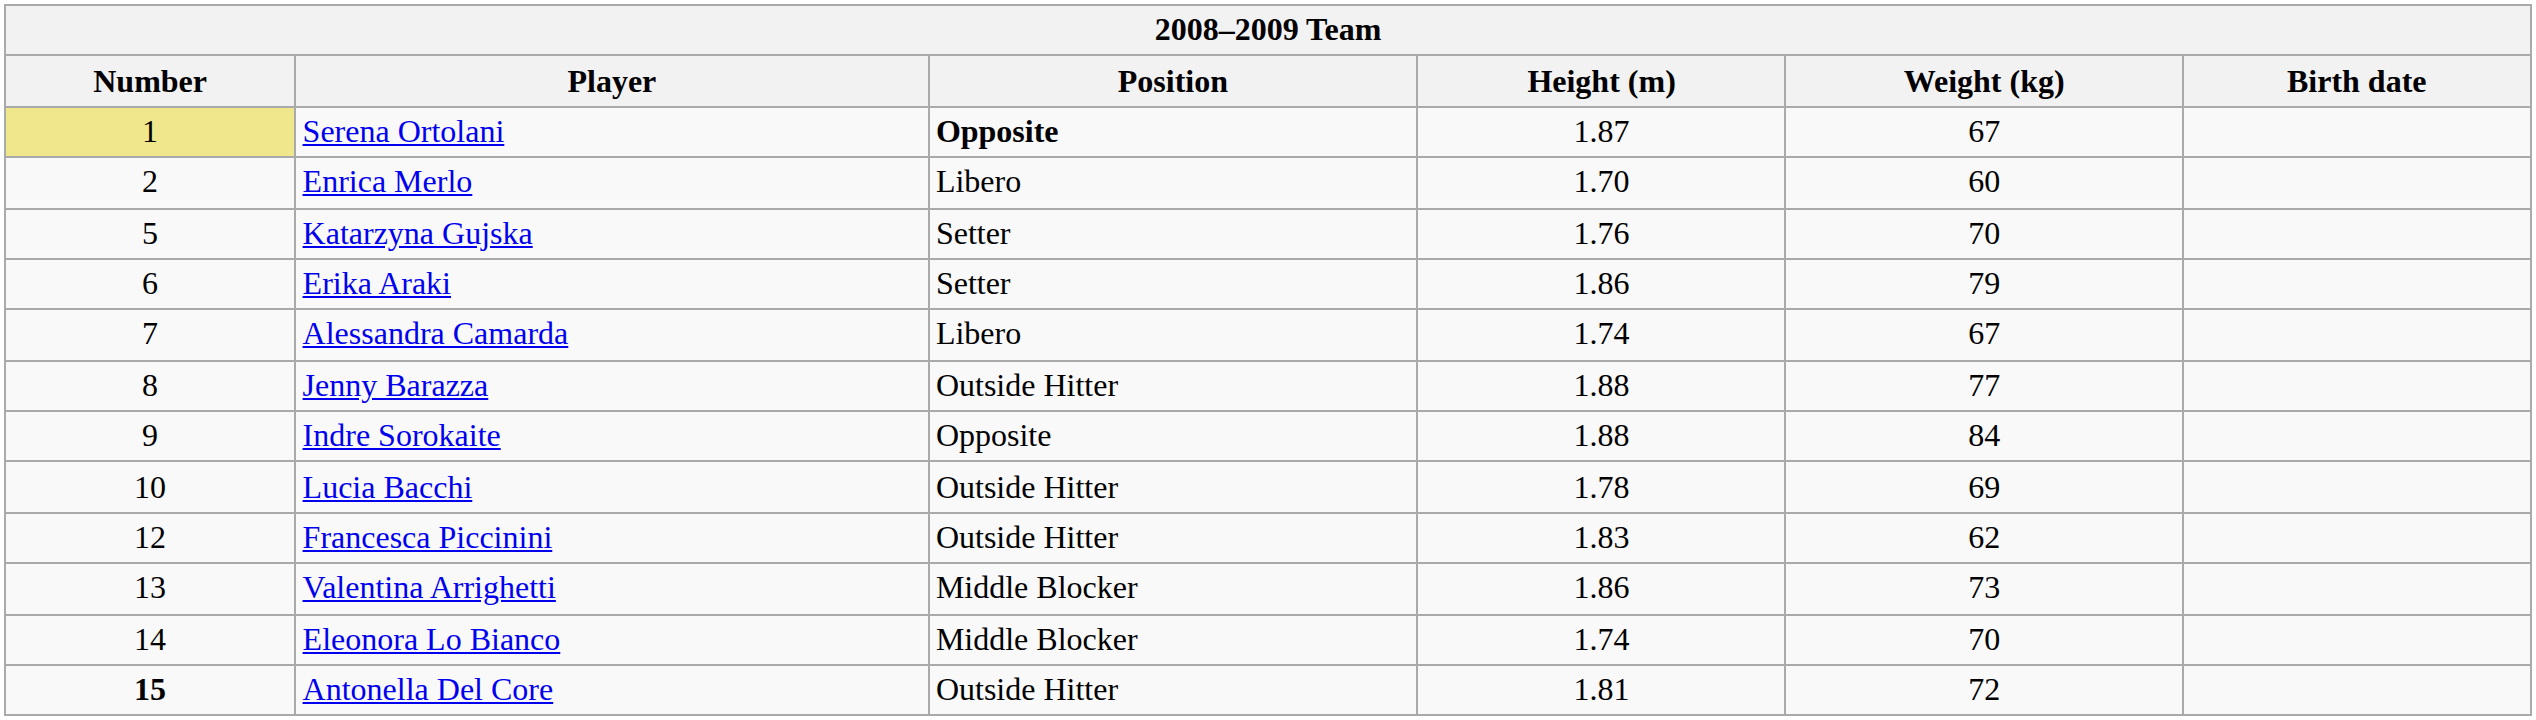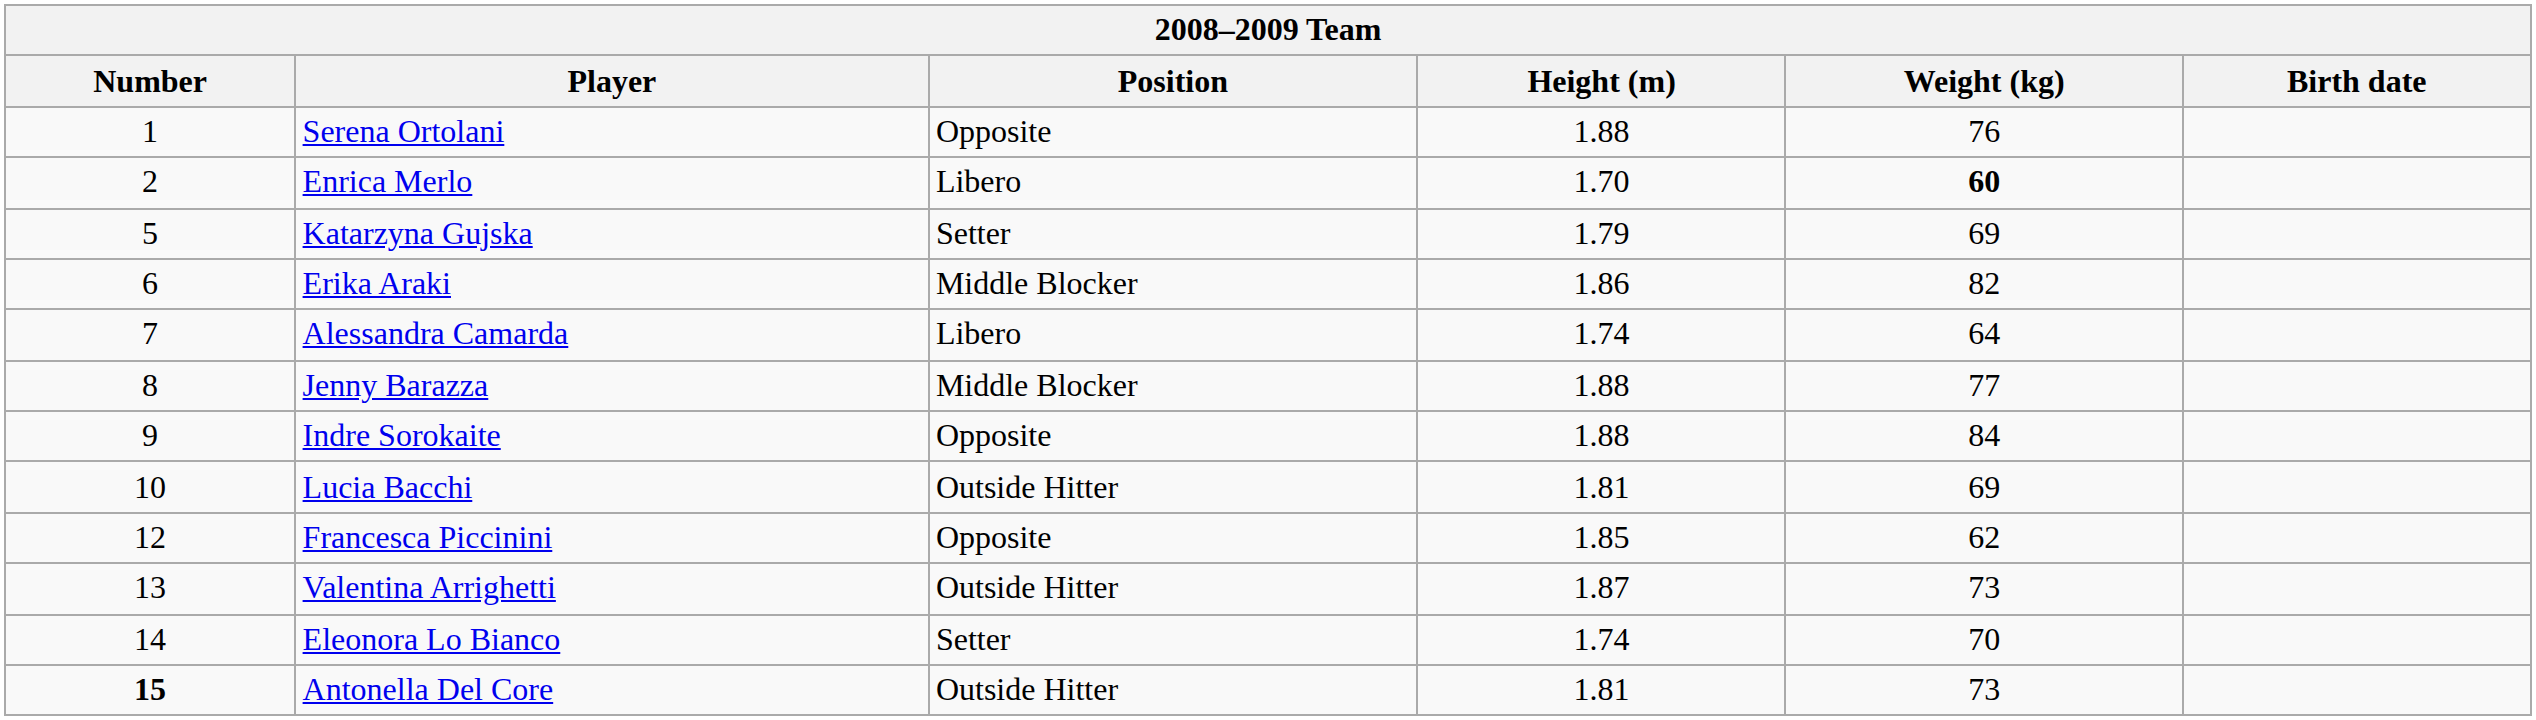(150, 131) khaki background -> (150, 131) no background
(997, 131) bold -> (994, 131) normal
(1602, 131) 1.87 -> (1602, 131) 1.88
(1984, 131) 67 -> (1984, 131) 76
(1984, 182) normal -> (1984, 182) bold
(1602, 232) 1.76 -> (1602, 232) 1.79
(1984, 232) 70 -> (1984, 232) 69
(973, 283) Setter -> (1037, 283) Middle Blocker
(1984, 283) 79 -> (1984, 283) 82
(1984, 334) 67 -> (1984, 334) 64
(1027, 385) Outside Hitter -> (1037, 385) Middle Blocker
(1602, 486) 1.78 -> (1602, 486) 1.81
(1027, 537) Outside Hitter -> (994, 537) Opposite
(1602, 537) 1.83 -> (1602, 537) 1.85
(1037, 588) Middle Blocker -> (1027, 588) Outside Hitter
(1602, 588) 1.86 -> (1602, 588) 1.87
(1037, 638) Middle Blocker -> (973, 638) Setter
(1984, 689) 72 -> (1984, 689) 73
